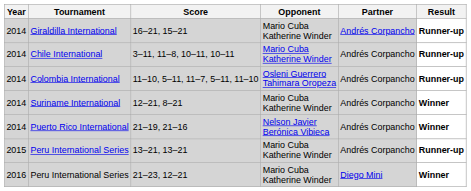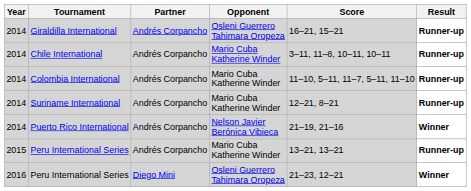columns swapped: (377, 12) <-> (196, 12)
(297, 31) Mario Cuba Katherine Winder -> (248, 31) Osleni Guerrero Tahimara Oropeza
(299, 79) Osleni Guerrero Tahimara Oropeza -> (246, 79) Mario Cuba Katherine Winder
(434, 103) Winner -> (441, 103) Runner-up
(297, 175) Mario Cuba Katherine Winder -> (248, 175) Osleni Guerrero Tahimara Oropeza
